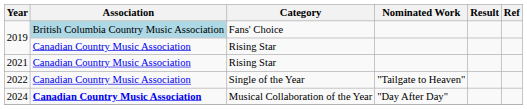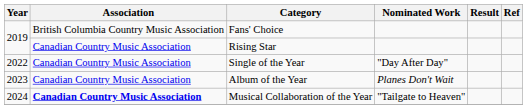(128, 29) lightblue background -> (128, 29) no background
- row: (17, 63)
(421, 79) "Tailgate to Heaven" -> (413, 63) "Day After Day"
+ row: (17, 79)
(413, 96) "Day After Day" -> (421, 96) "Tailgate to Heaven"
